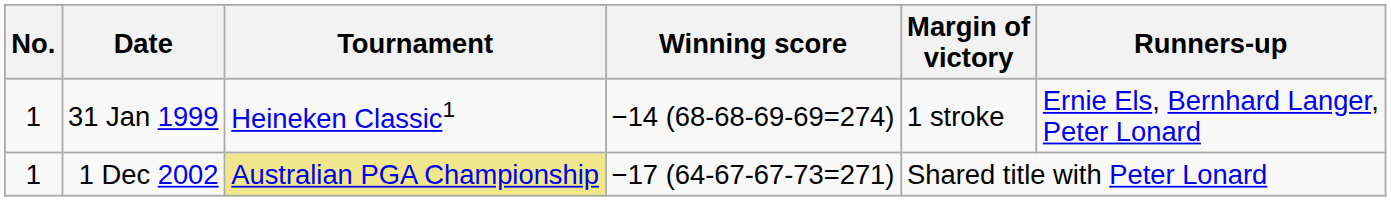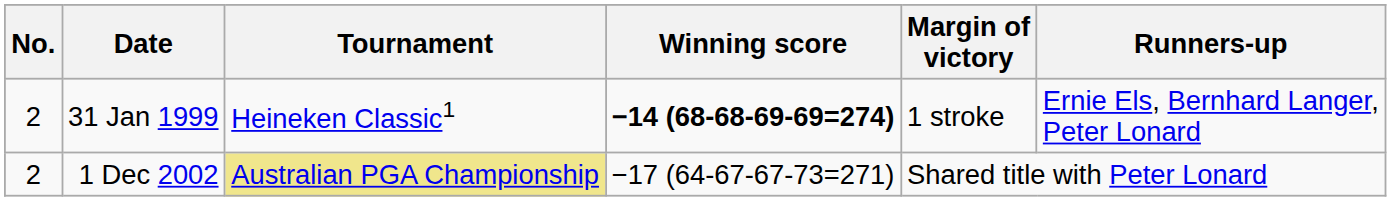(33, 116) 1 -> (33, 116) 2
(753, 116) normal -> (753, 116) bold
(33, 175) 1 -> (33, 175) 2
